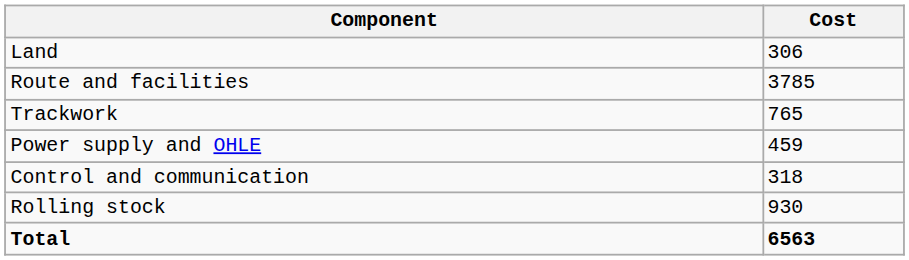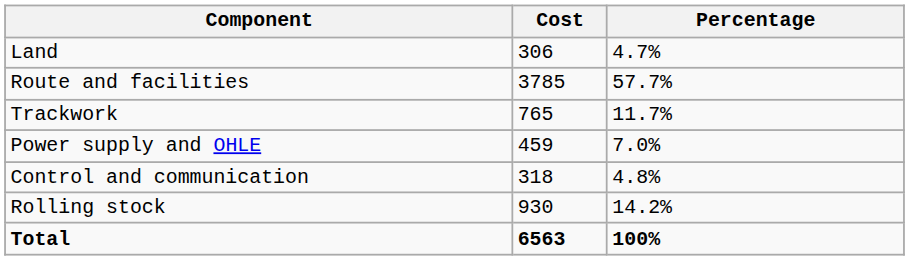+ column: (756, 21)
